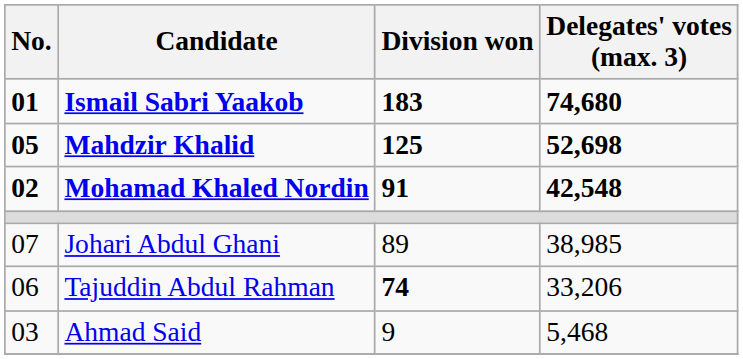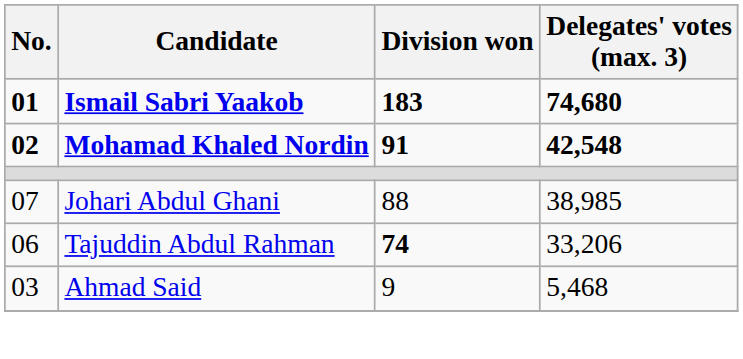- row: (25, 144)
(395, 244) 89 -> (395, 200) 88
